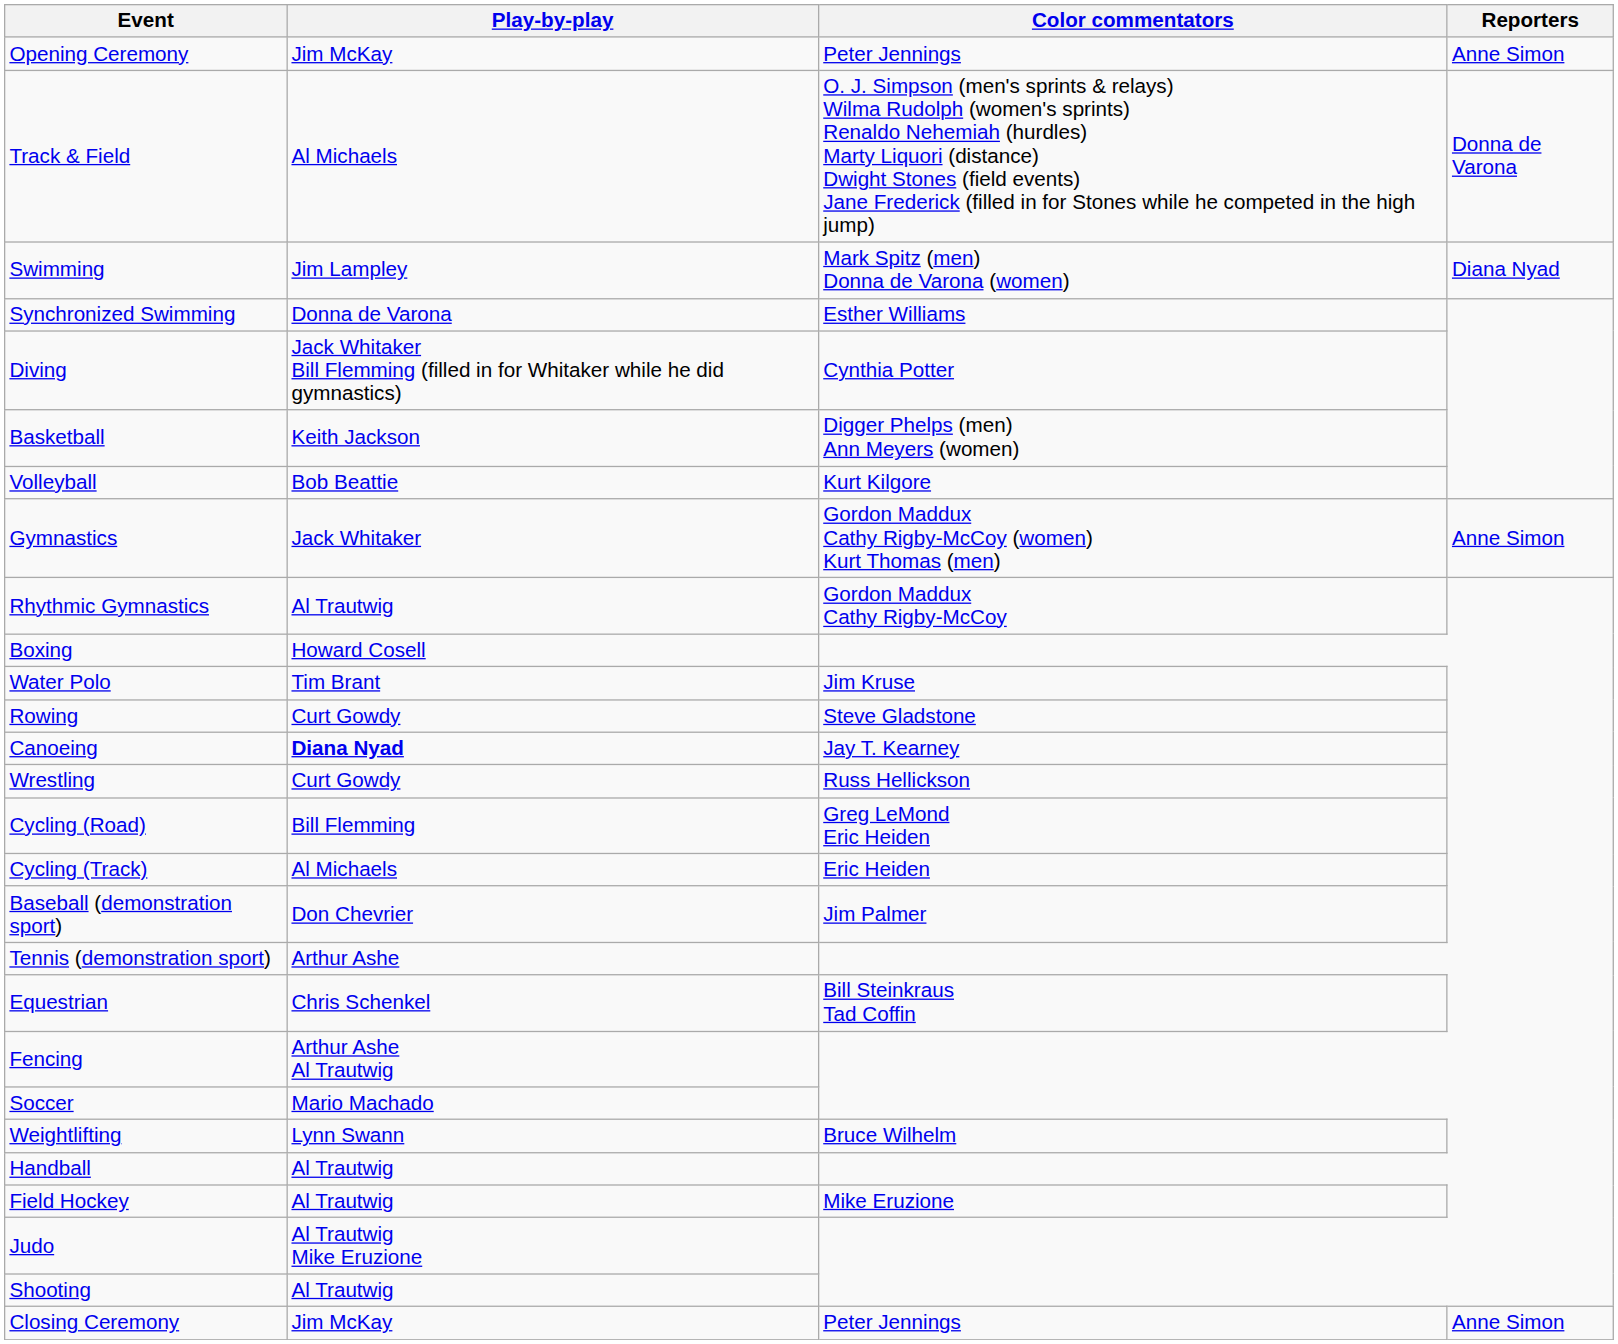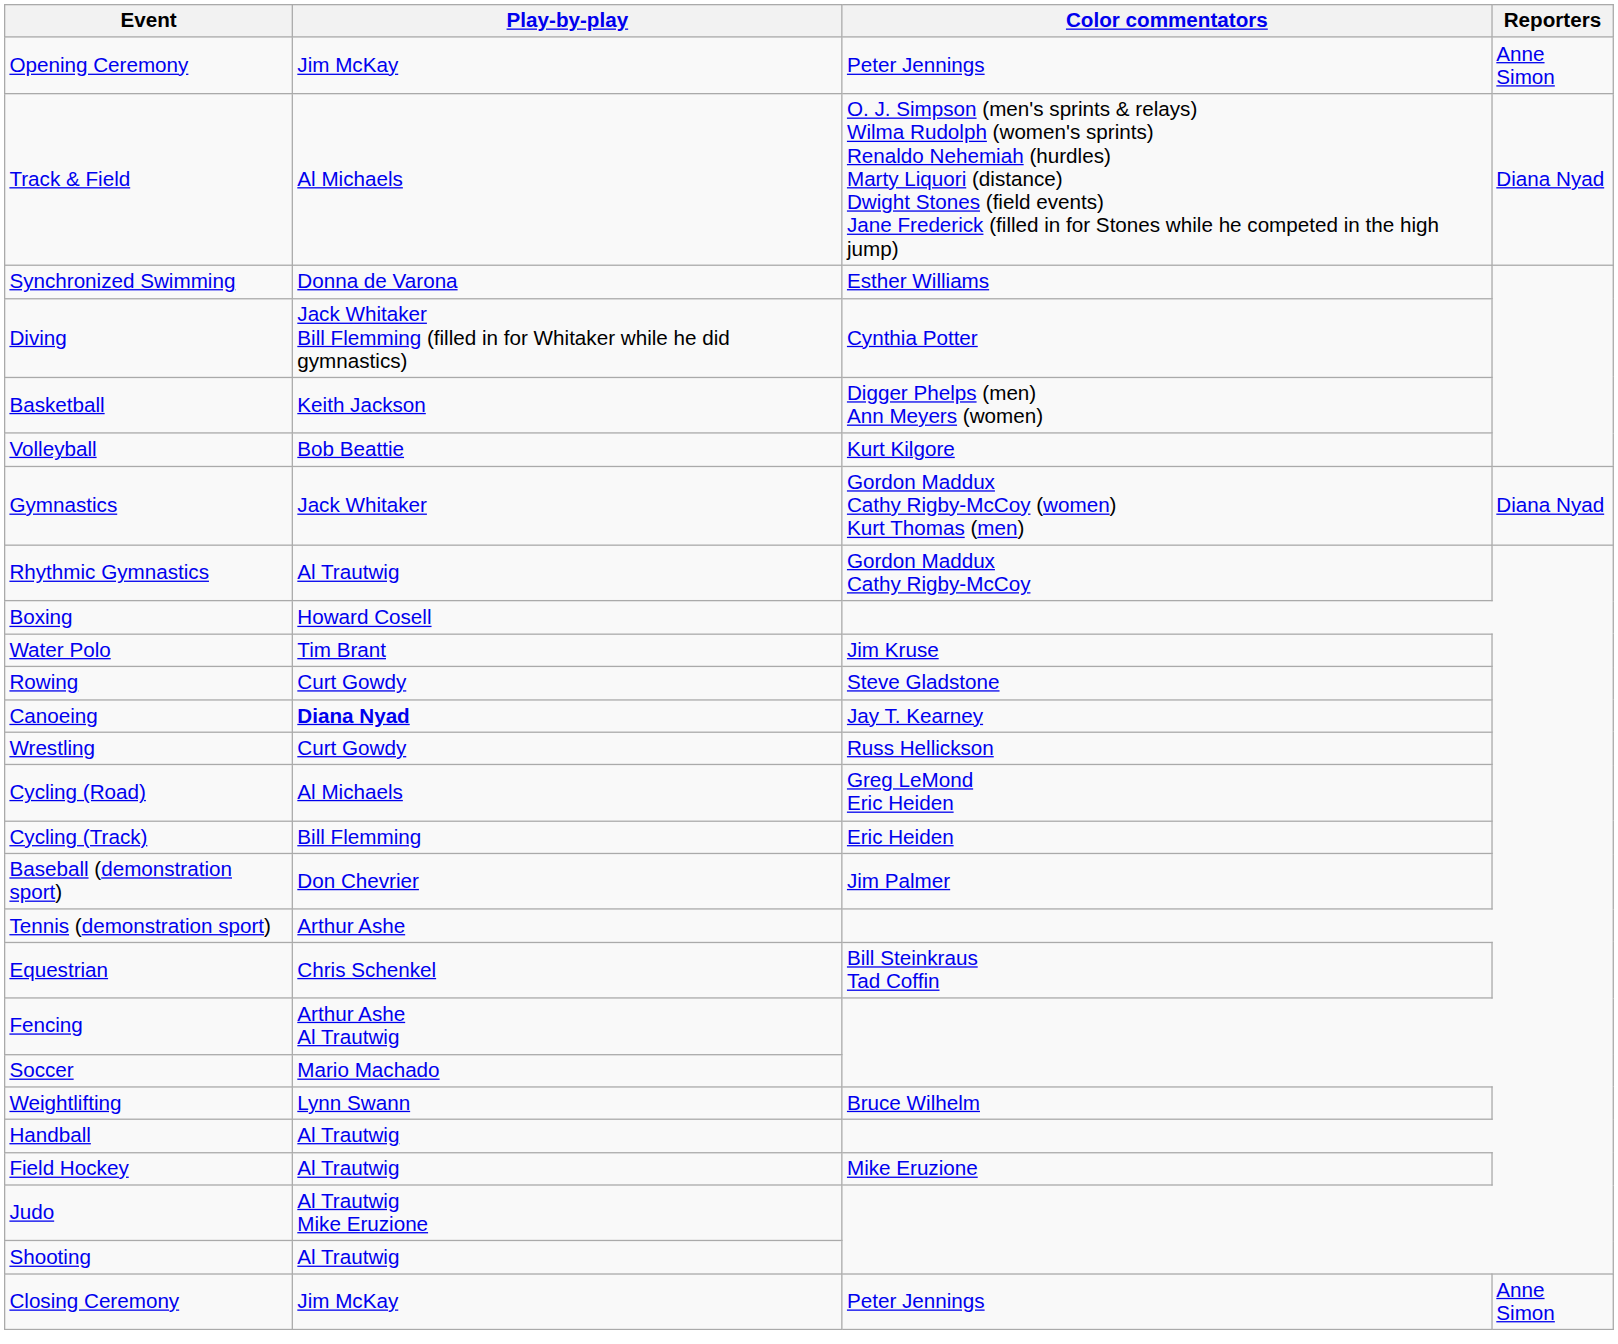(1497, 155) Donna de Varona -> (1550, 179) Diana Nyad
- row: (57, 269)
(1508, 538) Anne Simon -> (1550, 505) Diana Nyad
(353, 825) Bill Flemming -> (350, 792) Al Michaels
(344, 869) Al Michaels -> (359, 836) Bill Flemming
